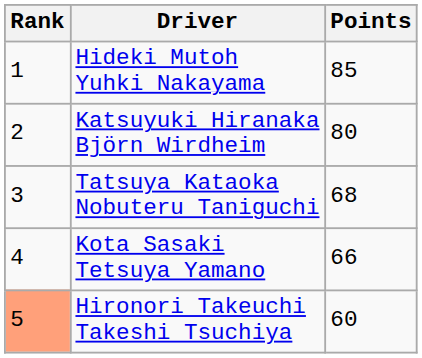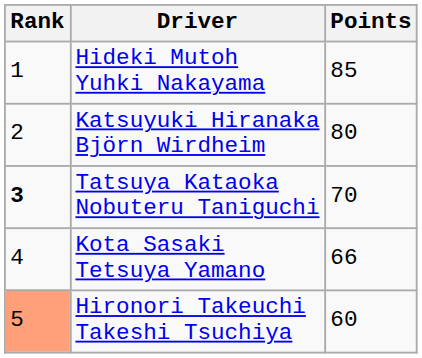(17, 197) normal -> (17, 197) bold
(344, 197) 68 -> (344, 197) 70
